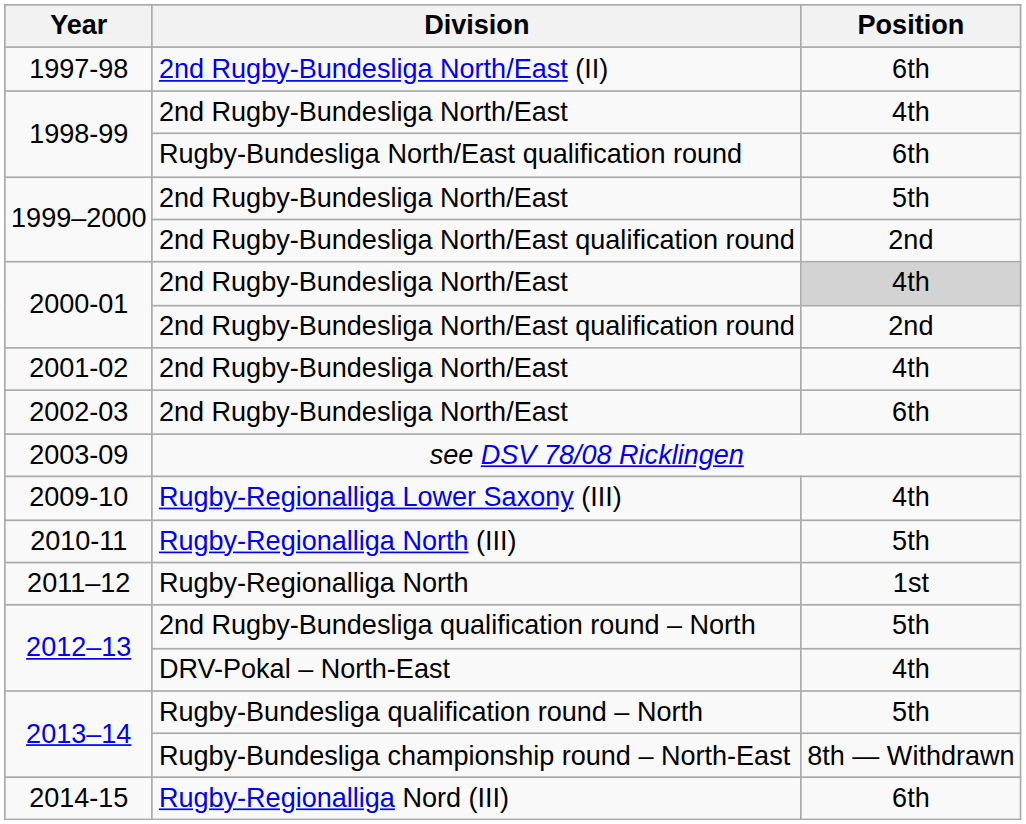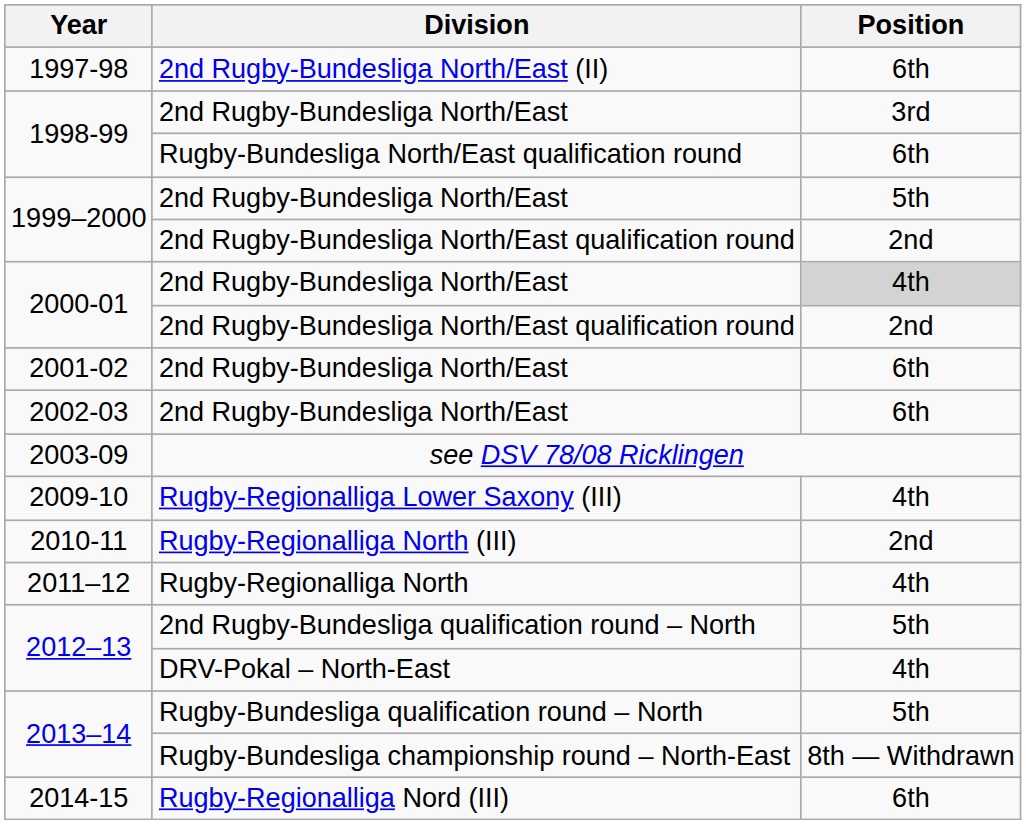(911, 111) 4th -> (911, 111) 3rd
(911, 369) 4th -> (911, 369) 6th
(911, 540) 5th -> (911, 540) 2nd
(911, 583) 1st -> (911, 583) 4th
